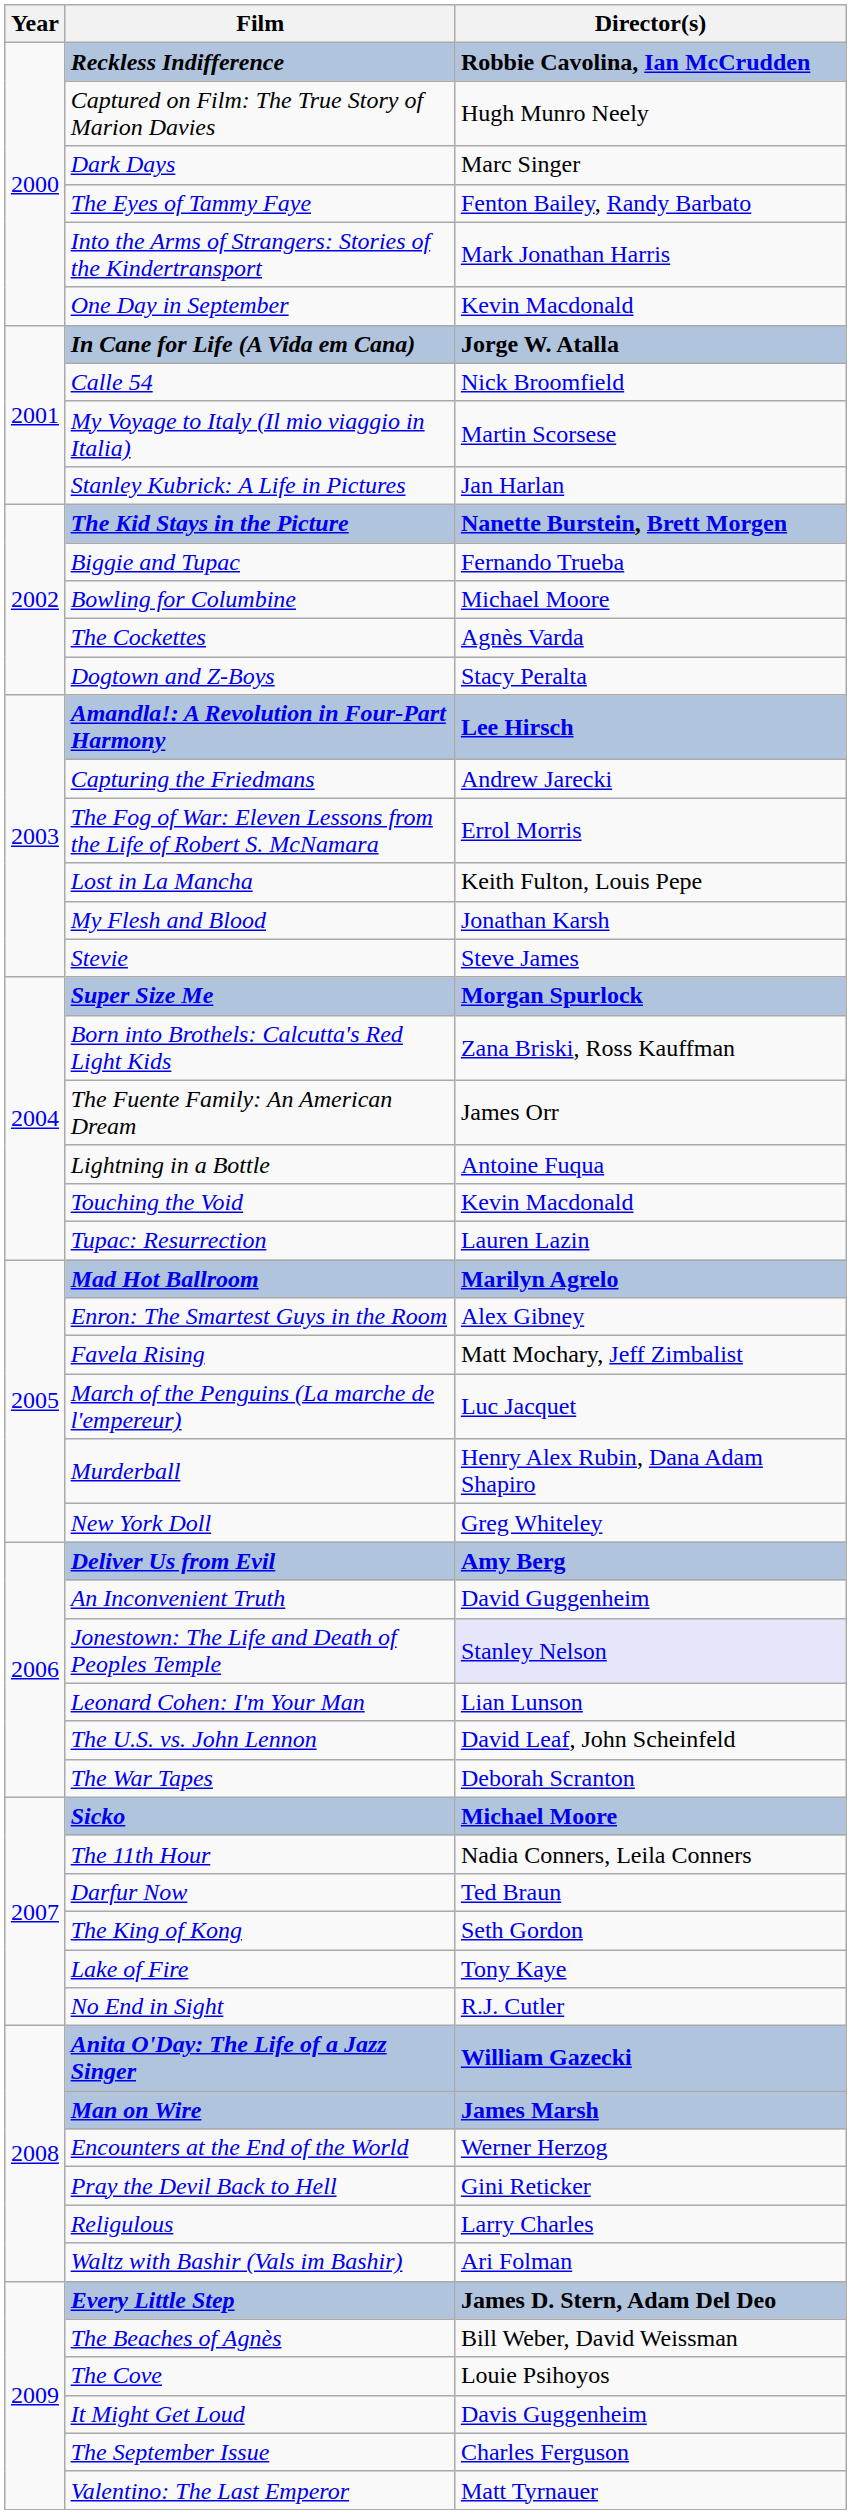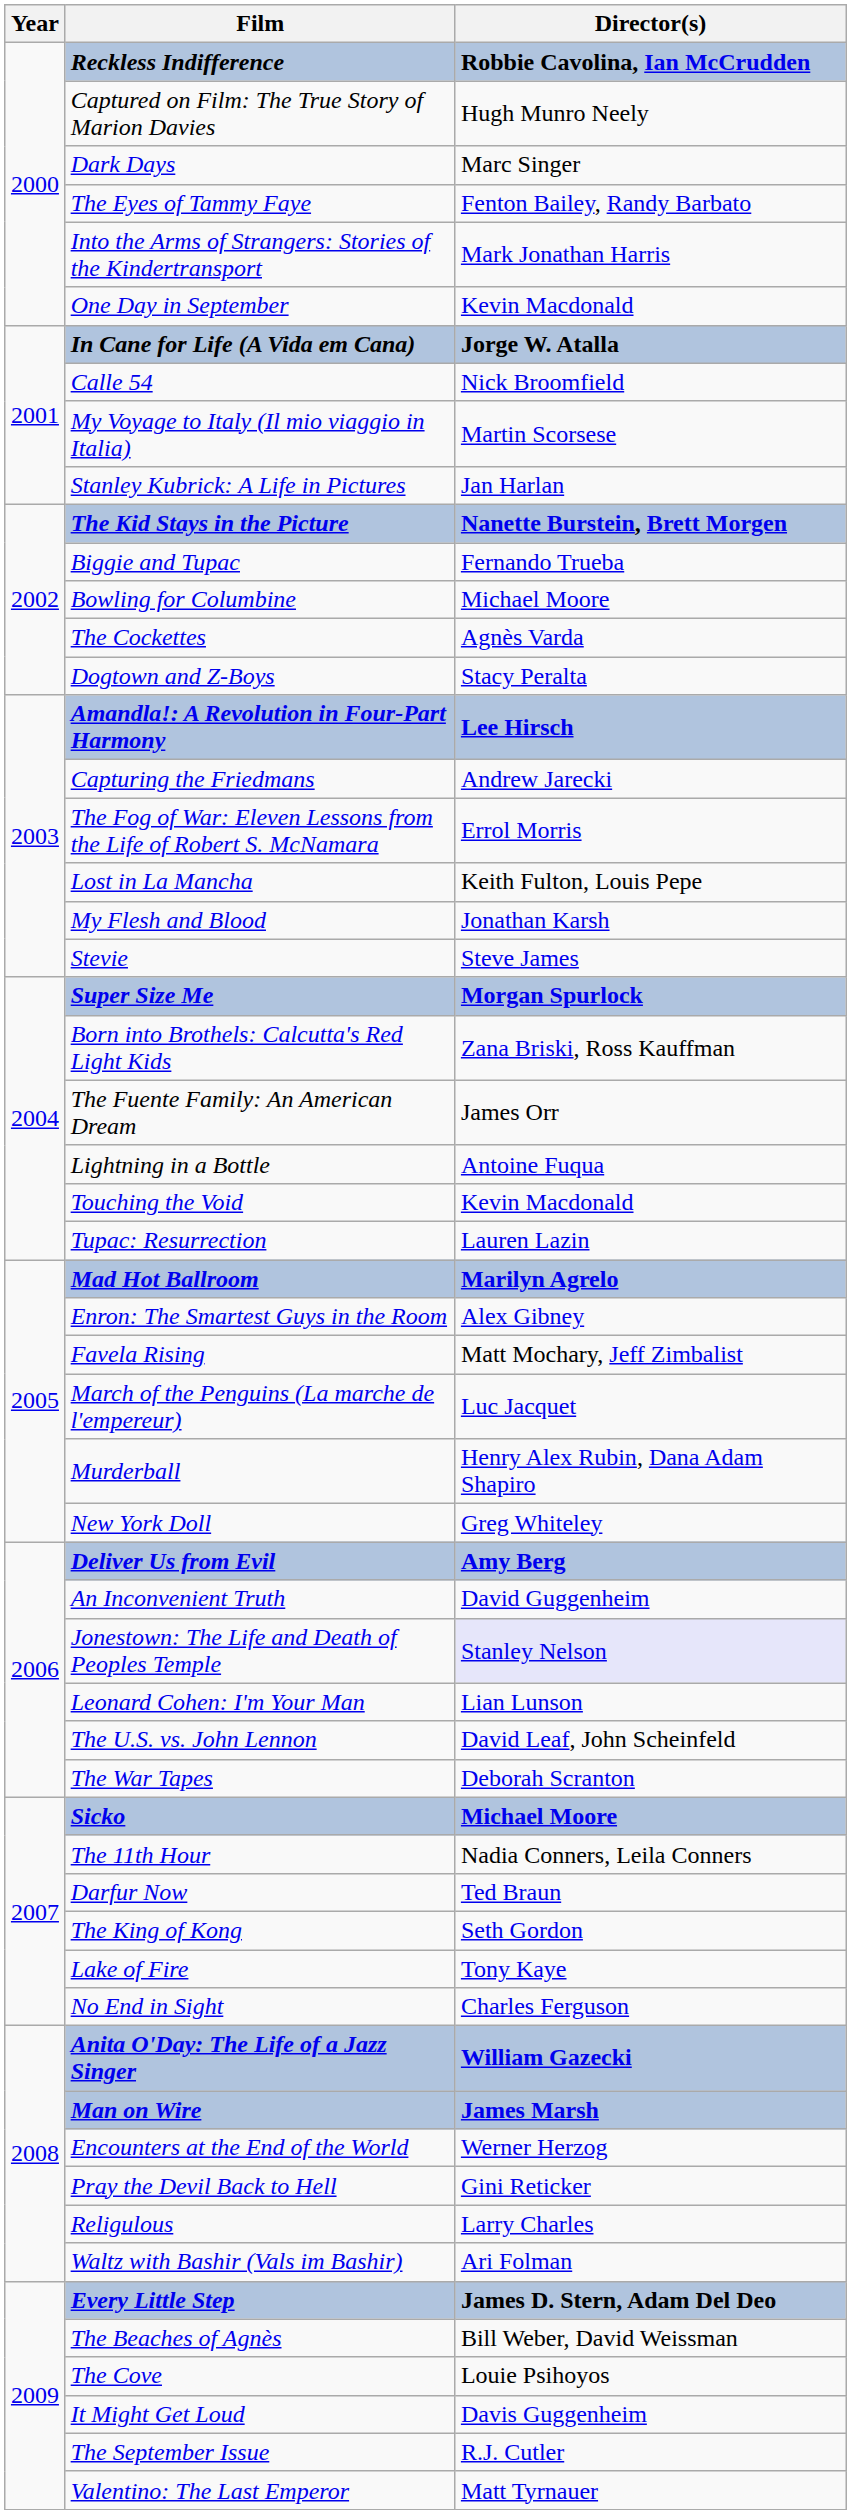(513, 2006) R.J. Cutler -> (545, 2006) Charles Ferguson
(545, 2452) Charles Ferguson -> (513, 2452) R.J. Cutler
